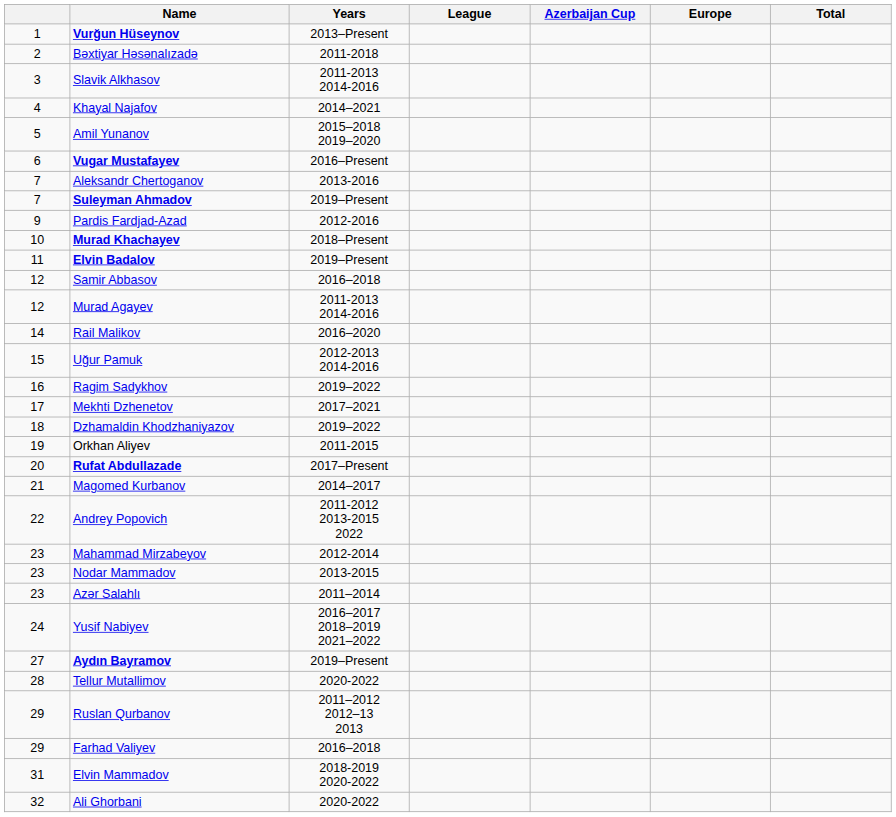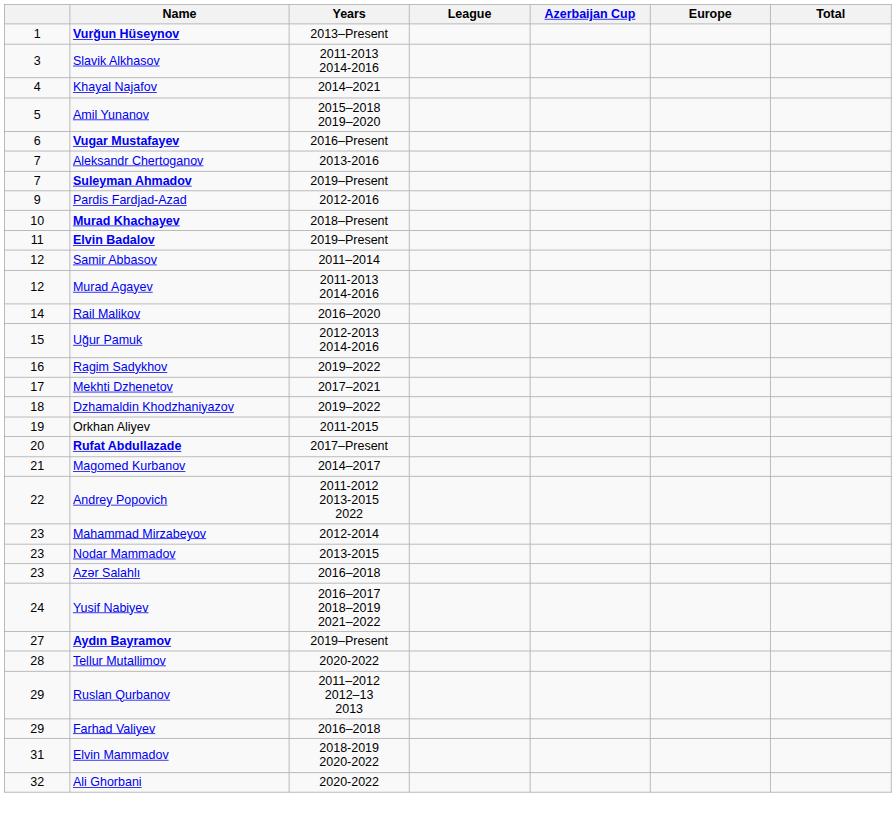- row: (135, 53)
(349, 279) 2016–2018 -> (349, 260) 2011–2014
(349, 593) 2011–2014 -> (349, 573) 2016–2018
